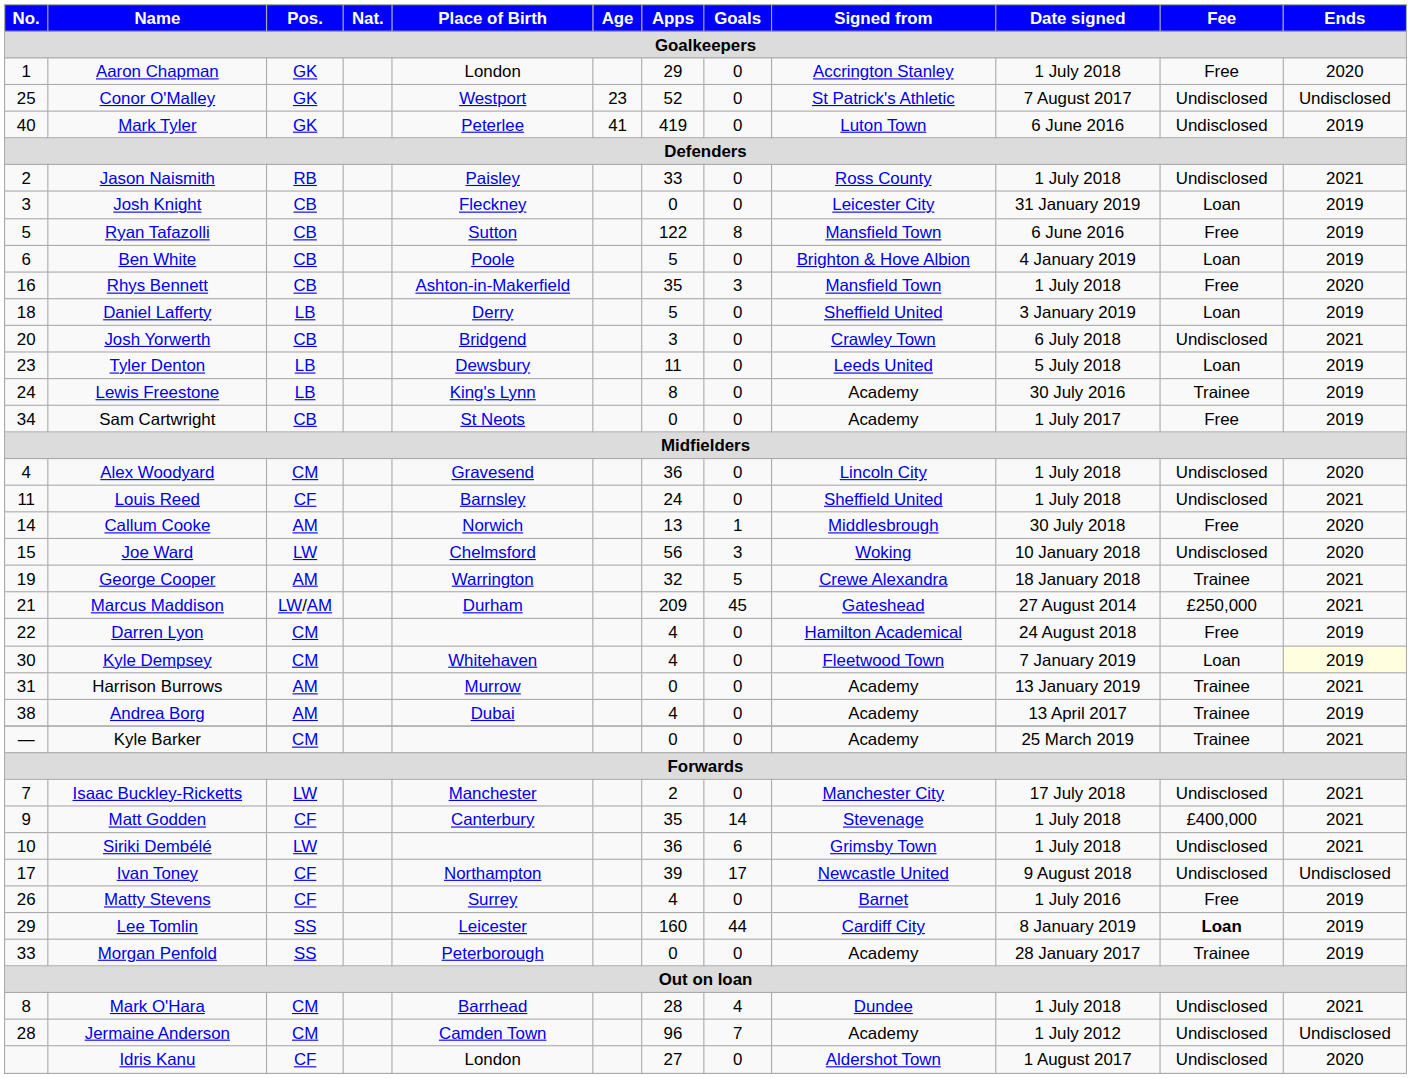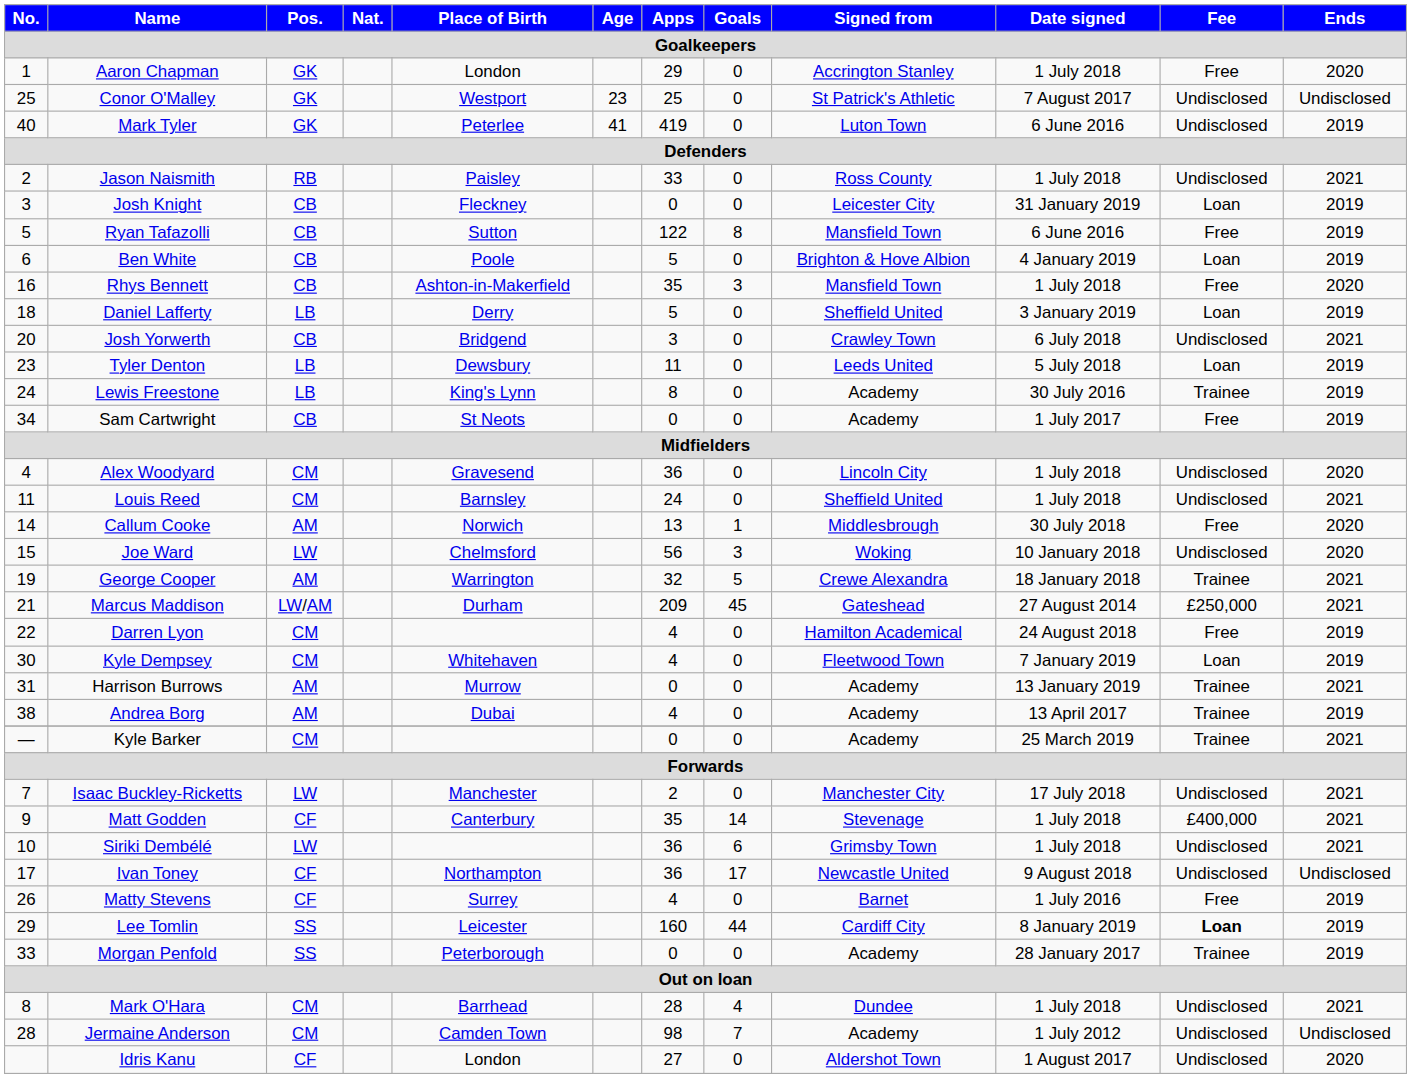(673, 98) 52 -> (673, 98) 25
(305, 499) CF -> (305, 499) CM
(1345, 659) lightyellow background -> (1345, 659) no background
(673, 873) 39 -> (673, 873) 36
(673, 1033) 96 -> (673, 1033) 98
